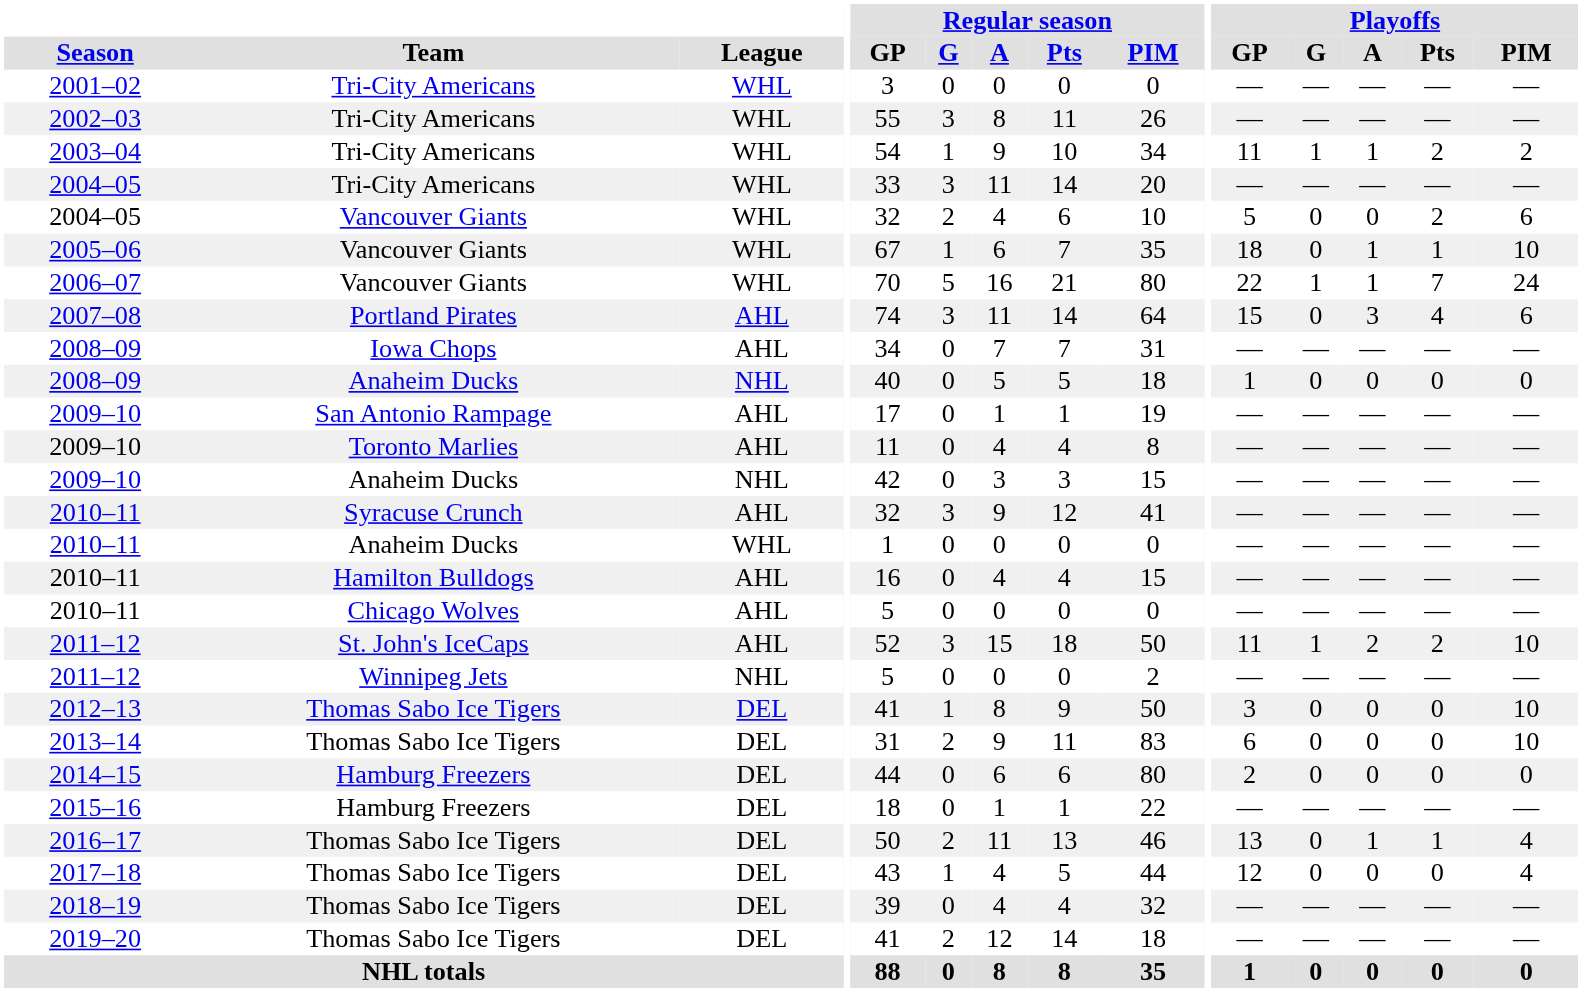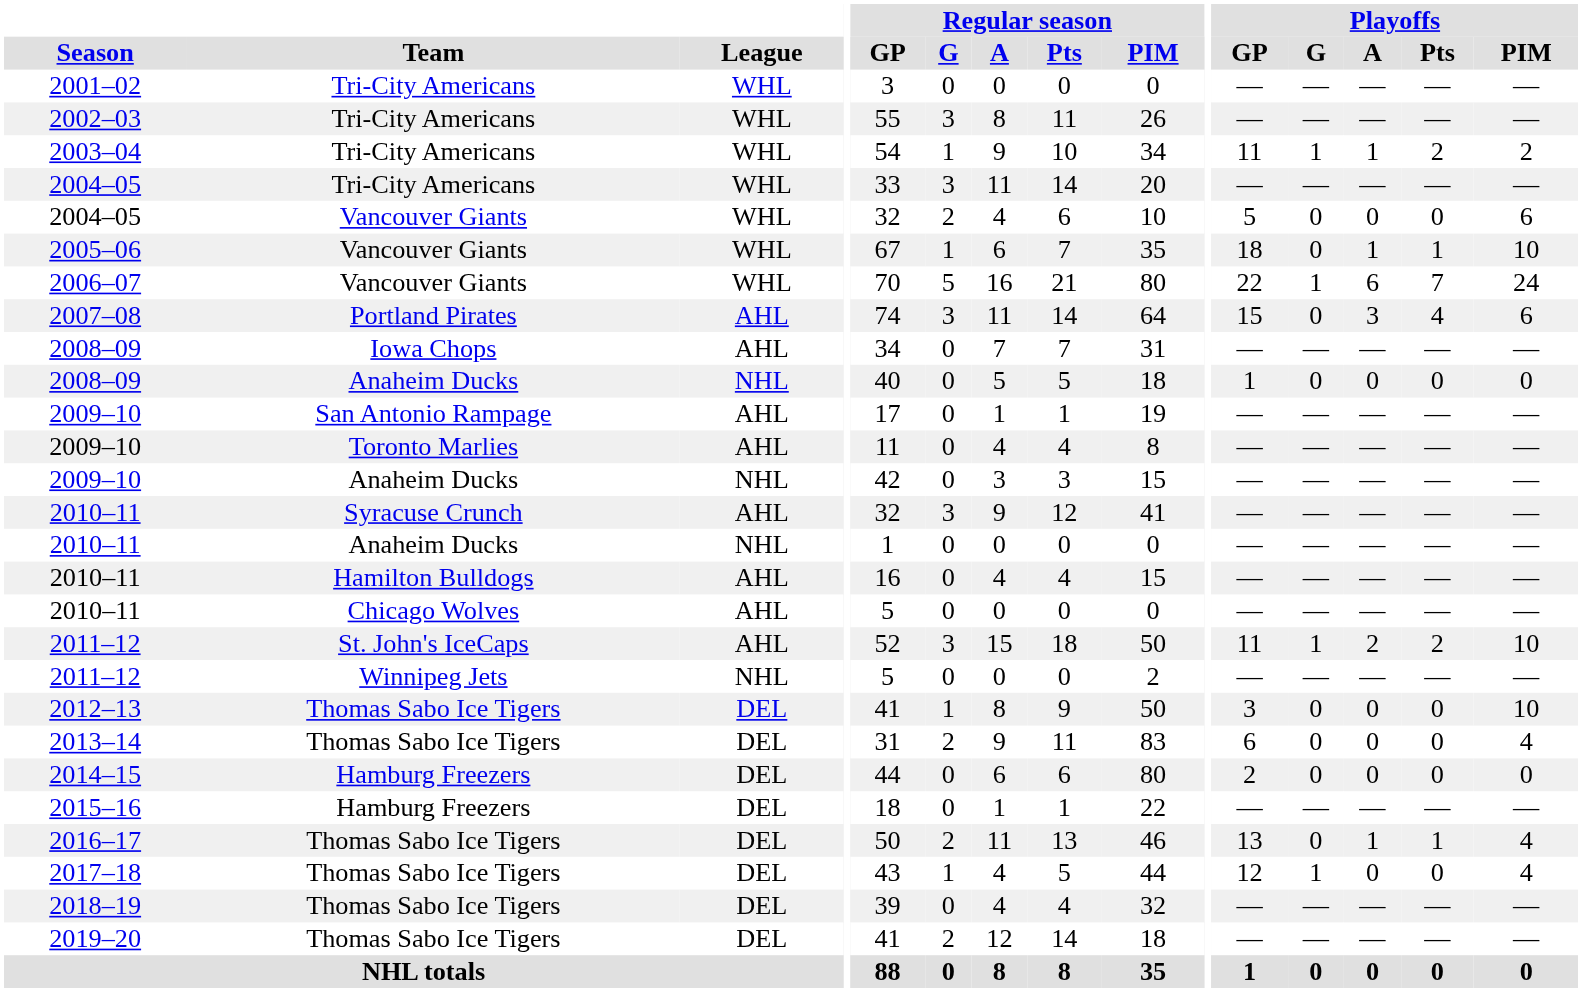(1437, 216) 2 -> (1437, 216) 0
(1372, 282) 1 -> (1372, 282) 6
(762, 544) WHL -> (762, 544) NHL
(1526, 741) 10 -> (1526, 741) 4
(1316, 872) 0 -> (1316, 872) 1
